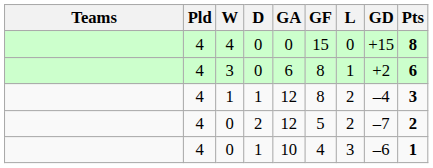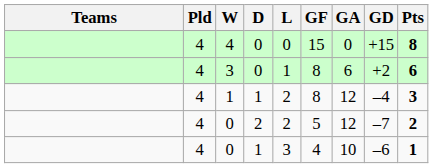columns swapped: (350, 17) <-> (289, 17)
